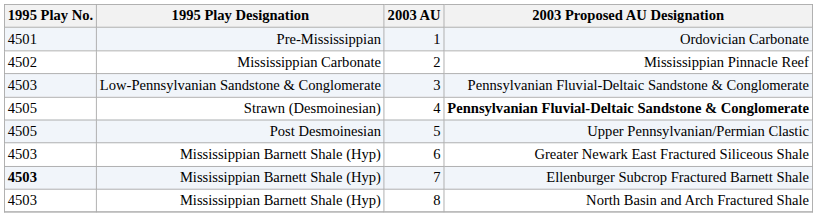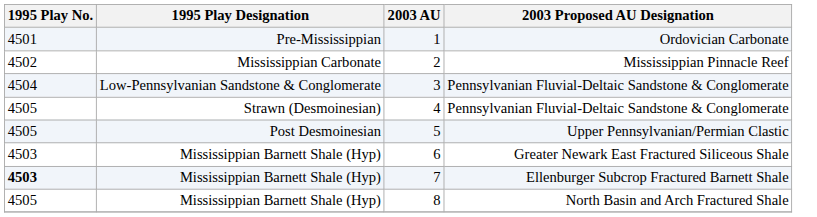(22, 85) 4503 -> (22, 85) 4504
(628, 108) bold -> (618, 108) normal
(22, 200) 4503 -> (22, 200) 4505
